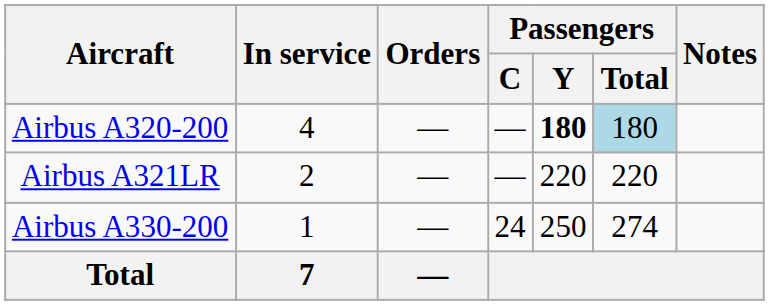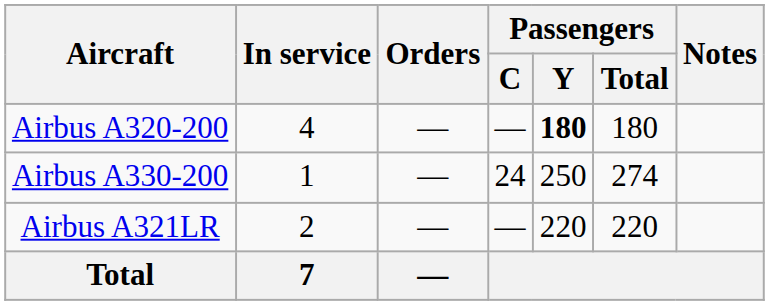(635, 127) lightblue background -> (635, 127) no background
rows swapped: (120, 176) <-> (120, 226)
